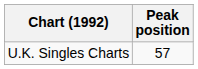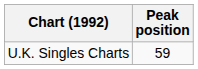(163, 53) 57 -> (163, 53) 59
